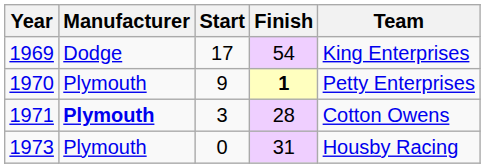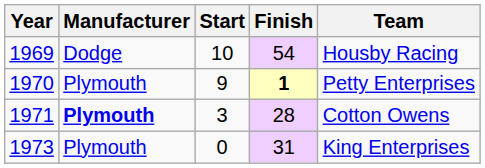(222, 53) 17 -> (222, 53) 10
(396, 53) King Enterprises -> (390, 53) Housby Racing
(390, 147) Housby Racing -> (396, 147) King Enterprises
